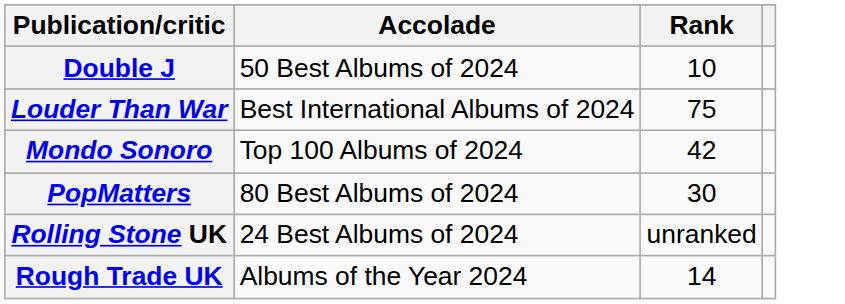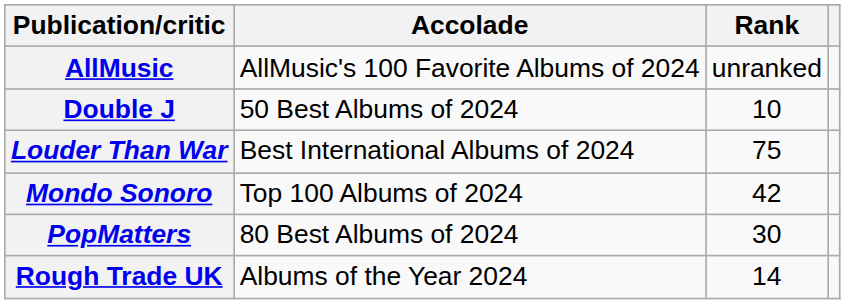+ row: (119, 67)
- row: (119, 234)
